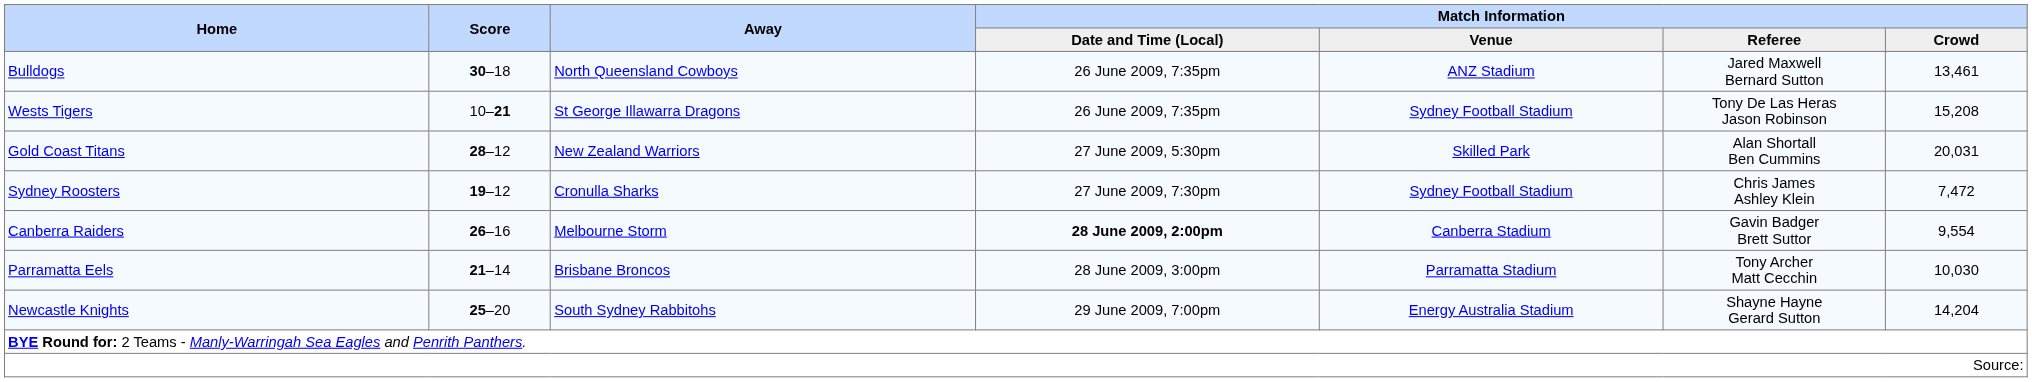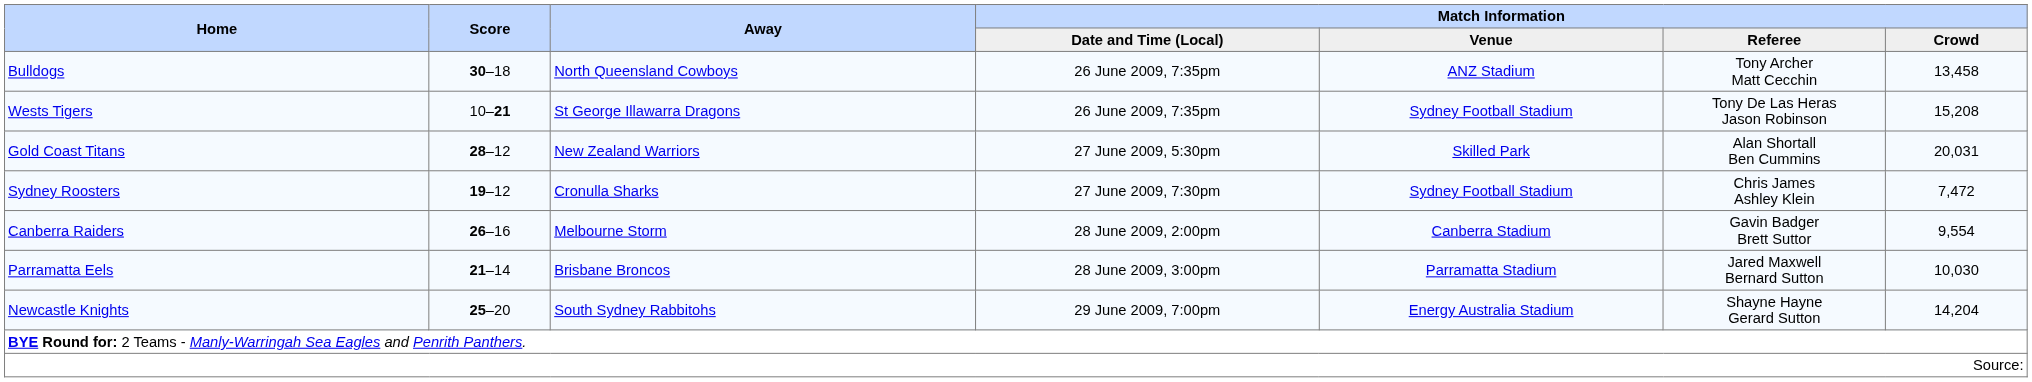(1774, 71) Jared Maxwell Bernard Sutton -> (1774, 71) Tony Archer Matt Cecchin
(1956, 71) 13,461 -> (1956, 71) 13,458
(1147, 230) bold -> (1147, 230) normal
(1774, 270) Tony Archer Matt Cecchin -> (1774, 270) Jared Maxwell Bernard Sutton
